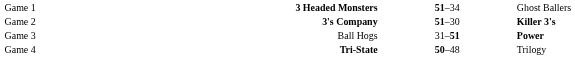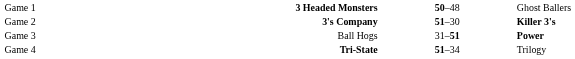(447, 8) 51–34 -> (447, 8) 50–48
(447, 49) 50–48 -> (447, 49) 51–34
